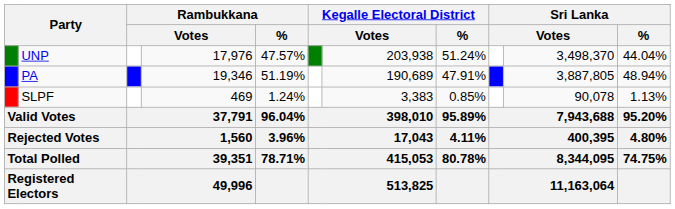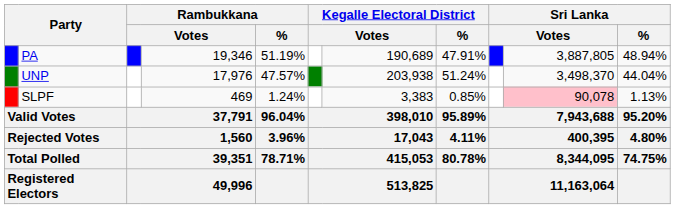rows swapped: (30, 76) <-> (35, 55)
(594, 96) no background -> (594, 96) pink background
